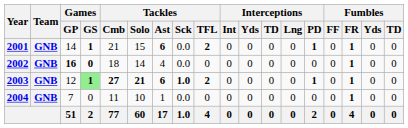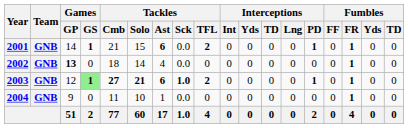(71, 64) 16 -> (71, 64) 13
(90, 64) bold -> (90, 64) normal
(71, 98) 7 -> (71, 98) 9
